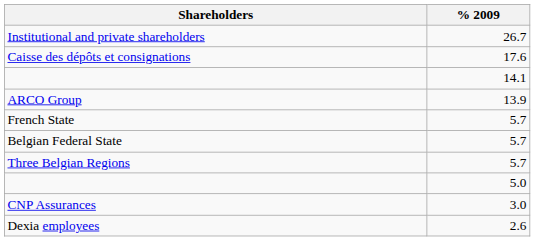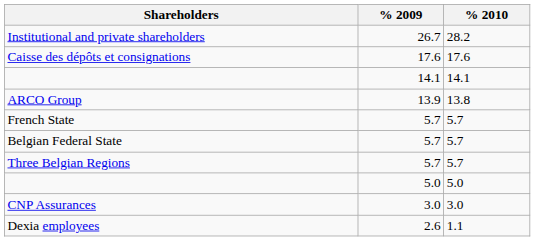+ column: (487, 15)
